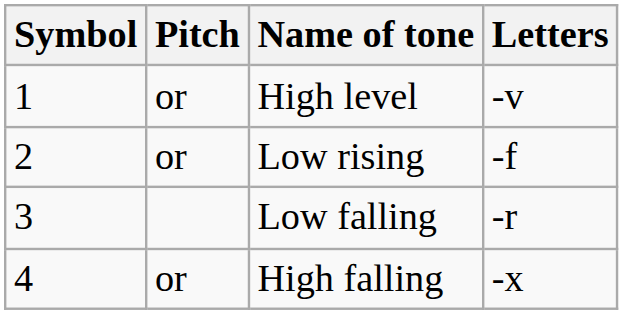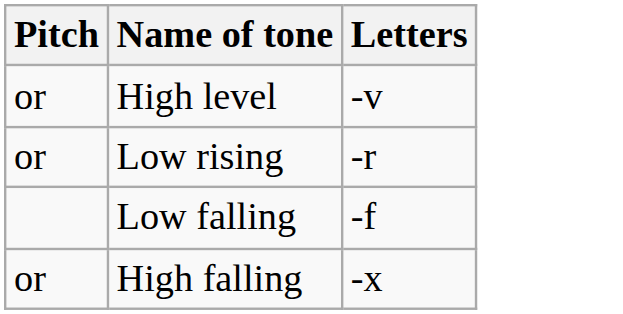- column: (76, 34)
(504, 156) -f -> (364, 156) -r
(504, 216) -r -> (364, 216) -f
